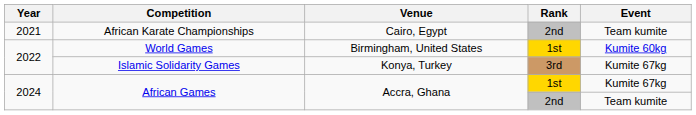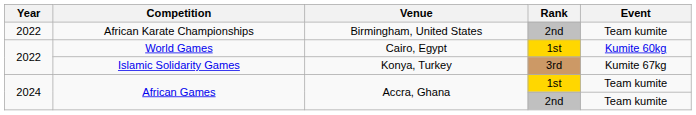(29, 31) 2021 -> (29, 31) 2022
(416, 31) Cairo, Egypt -> (416, 31) Birmingham, United States
(416, 49) Birmingham, United States -> (416, 49) Cairo, Egypt
(636, 84) Kumite 67kg -> (636, 84) Team kumite
